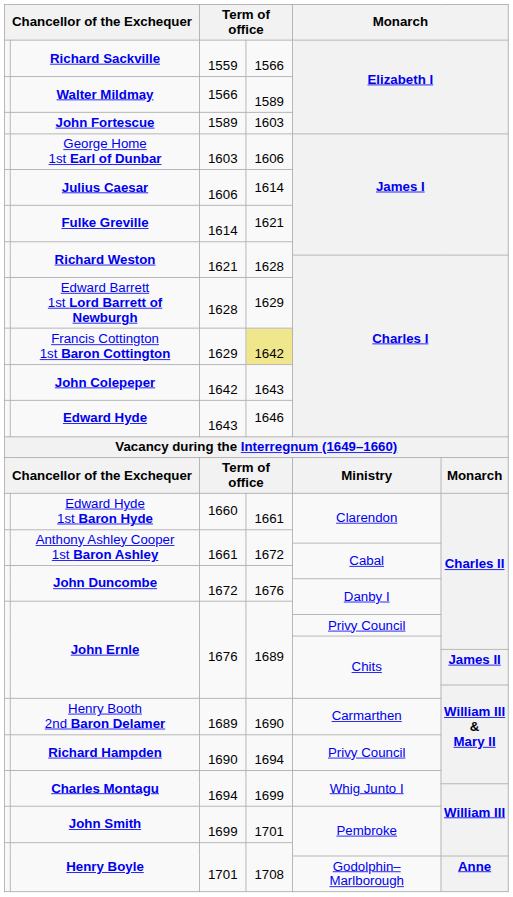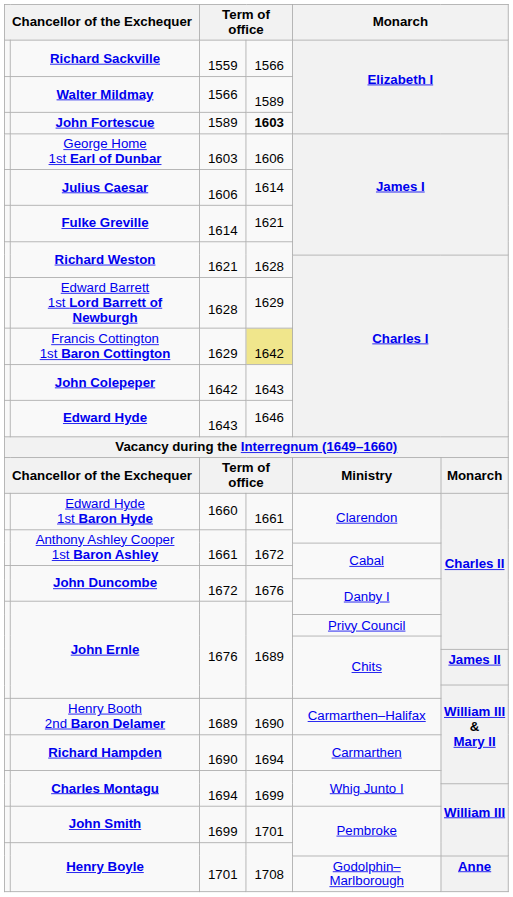(269, 123) normal -> (269, 123) bold
(367, 716) Carmarthen -> (367, 716) Carmarthen–Halifax
(367, 752) Privy Council -> (367, 752) Carmarthen
